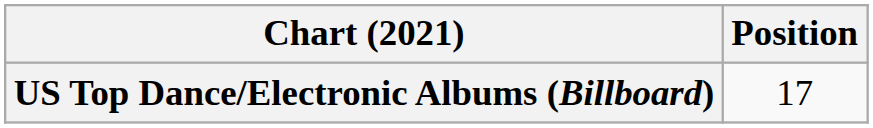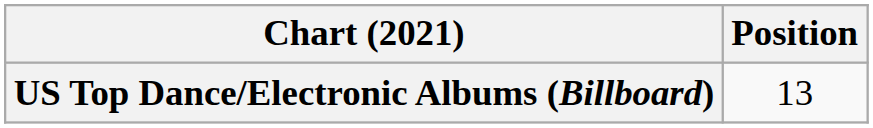(795, 92) 17 -> (795, 92) 13
